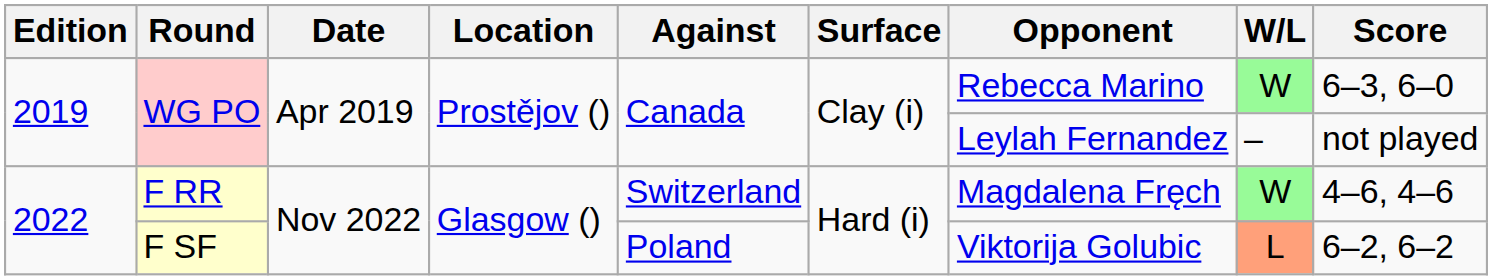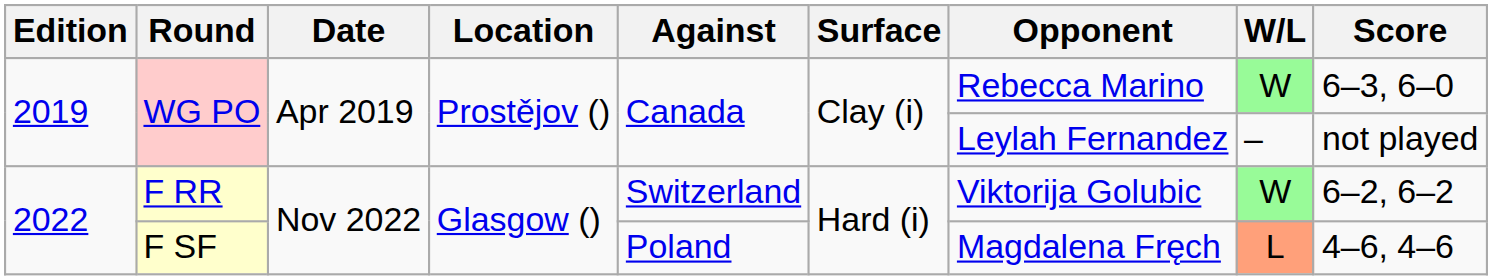(1089, 192) Magdalena Fręch -> (1079, 192) Viktorija Golubic
(1388, 192) 4–6, 4–6 -> (1388, 192) 6–2, 6–2
(1079, 246) Viktorija Golubic -> (1089, 246) Magdalena Fręch
(1388, 246) 6–2, 6–2 -> (1388, 246) 4–6, 4–6
